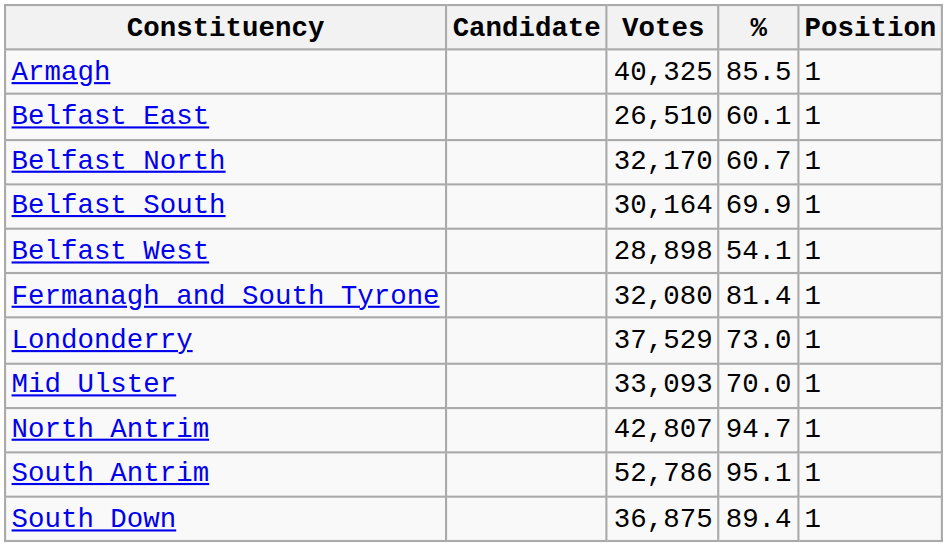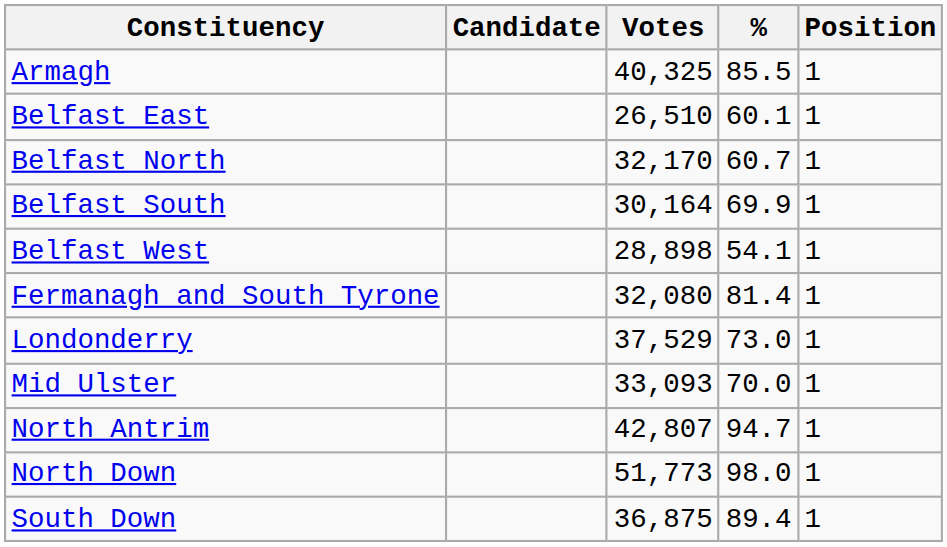+ row: (94, 474)
- row: (110, 474)
